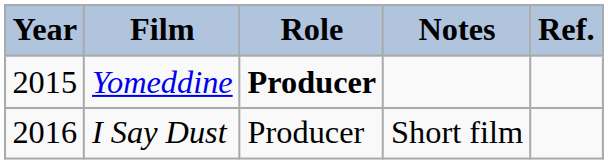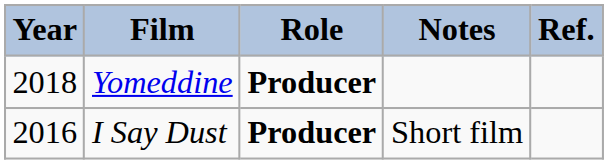(45, 81) 2015 -> (45, 81) 2018
(306, 132) normal -> (312, 132) bold
